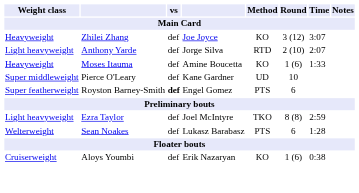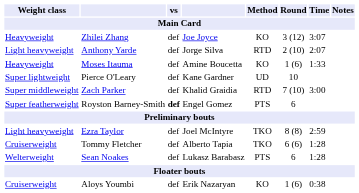(42, 77) Super middleweight -> (38, 77) Super lightweight
+ row: (103, 90)
+ row: (111, 144)
